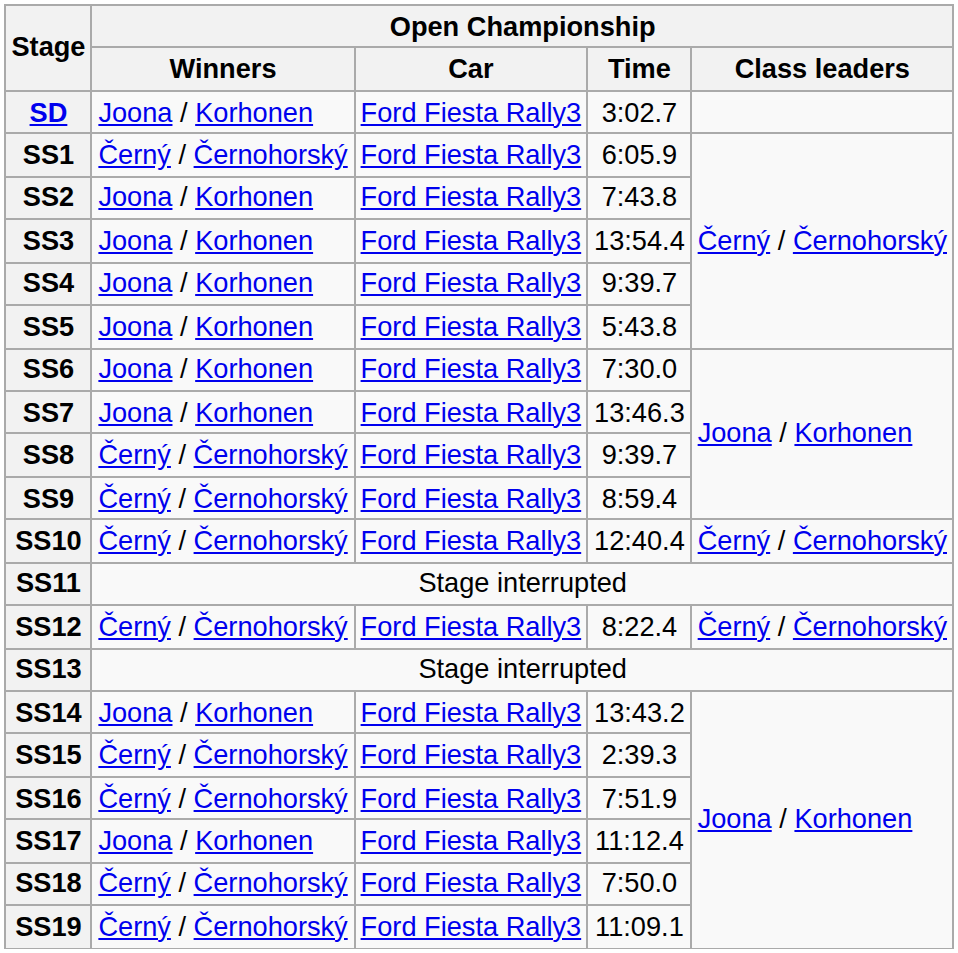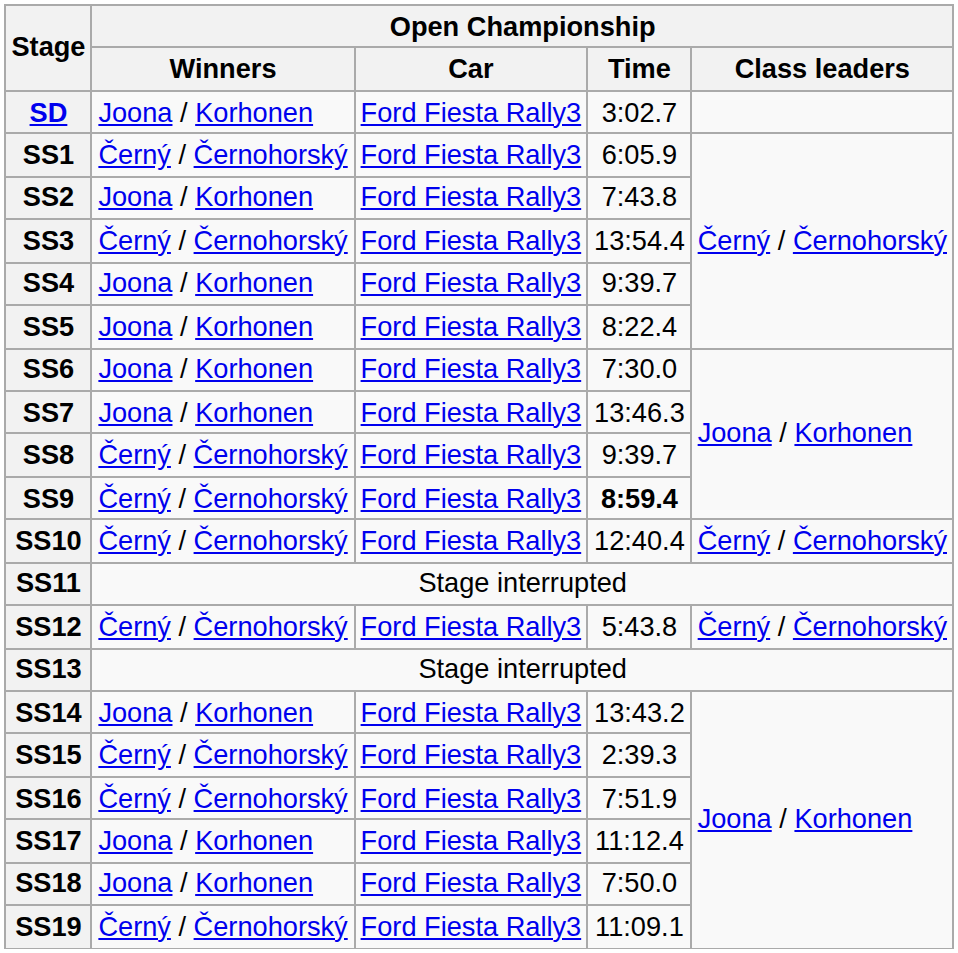(206, 240) Joona / Korhonen -> (223, 240) Černý / Černohorský
(639, 326) 5:43.8 -> (639, 326) 8:22.4
(639, 498) normal -> (639, 498) bold
(639, 626) 8:22.4 -> (639, 626) 5:43.8
(223, 884) Černý / Černohorský -> (206, 884) Joona / Korhonen
